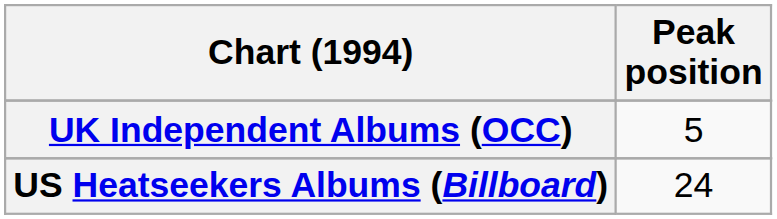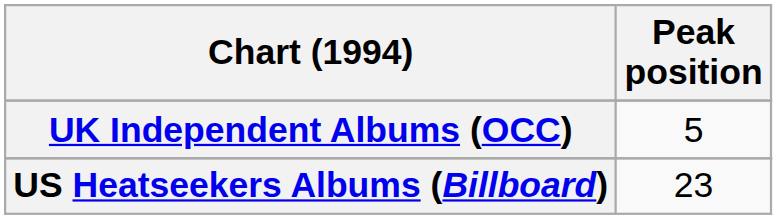(694, 185) 24 -> (694, 185) 23
